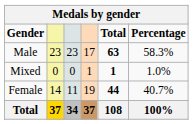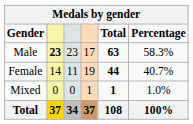(55, 52) normal -> (55, 52) bold
rows swapped: (25, 90) <-> (25, 71)
